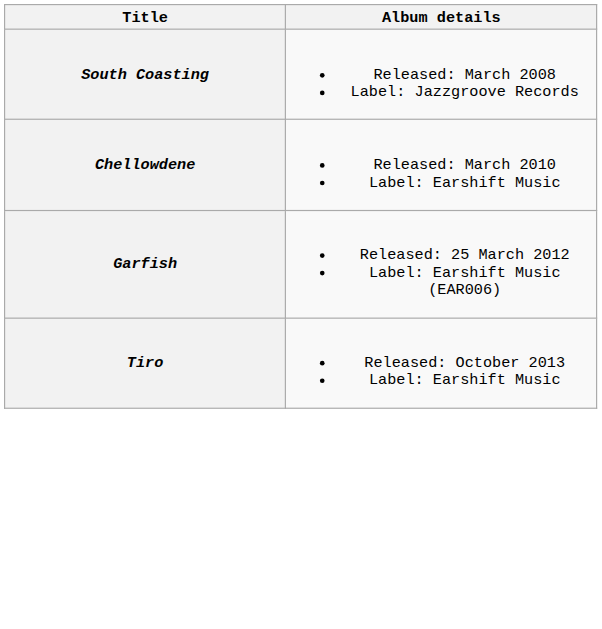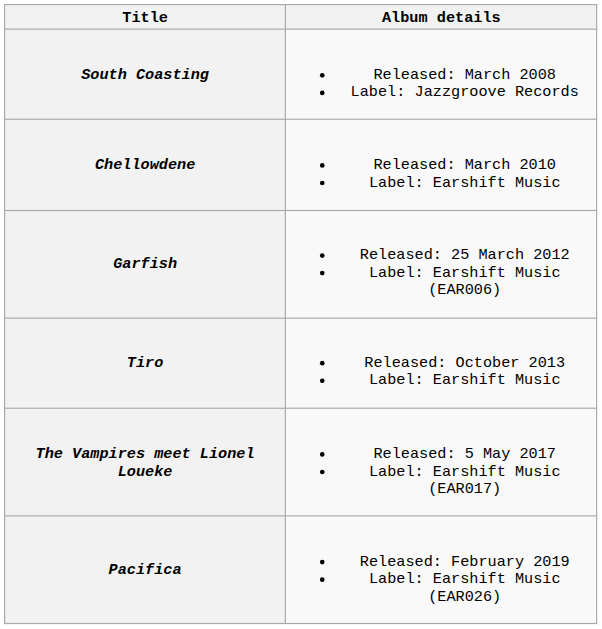+ row: (145, 462)
+ row: (145, 570)
